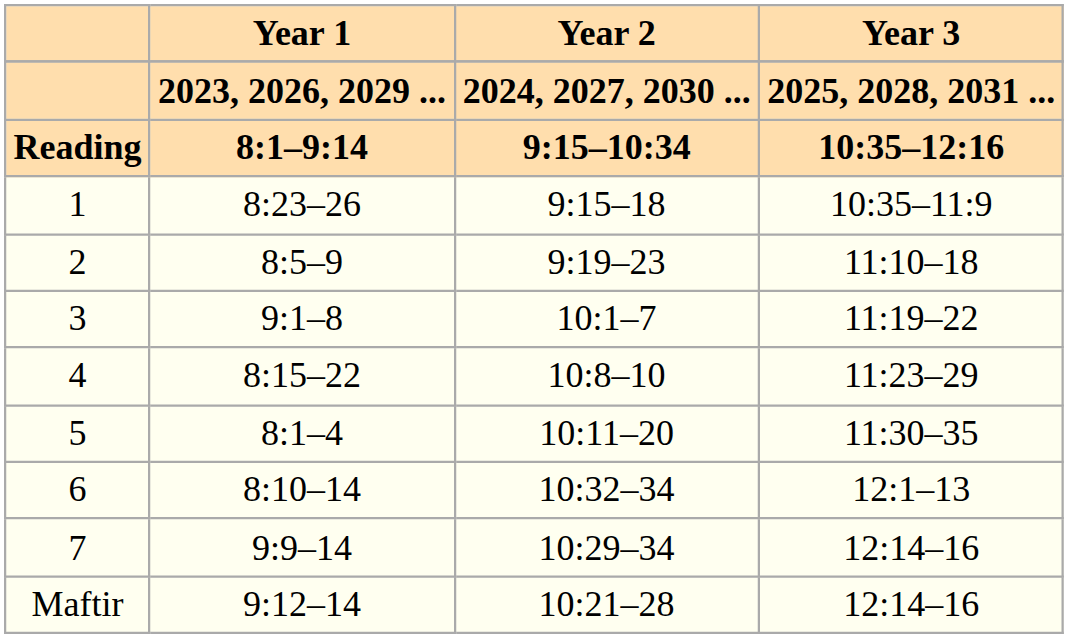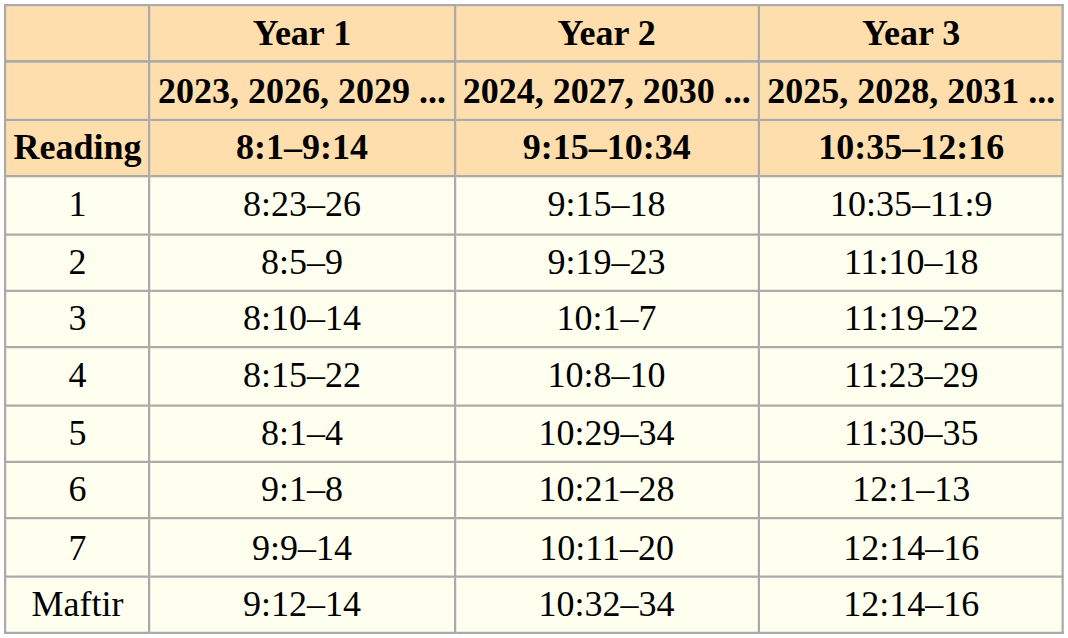(302, 318) 9:1–8 -> (302, 318) 8:10–14
(607, 432) 10:11–20 -> (607, 432) 10:29–34
(302, 489) 8:10–14 -> (302, 489) 9:1–8
(607, 489) 10:32–34 -> (607, 489) 10:21–28
(607, 546) 10:29–34 -> (607, 546) 10:11–20
(607, 603) 10:21–28 -> (607, 603) 10:32–34
